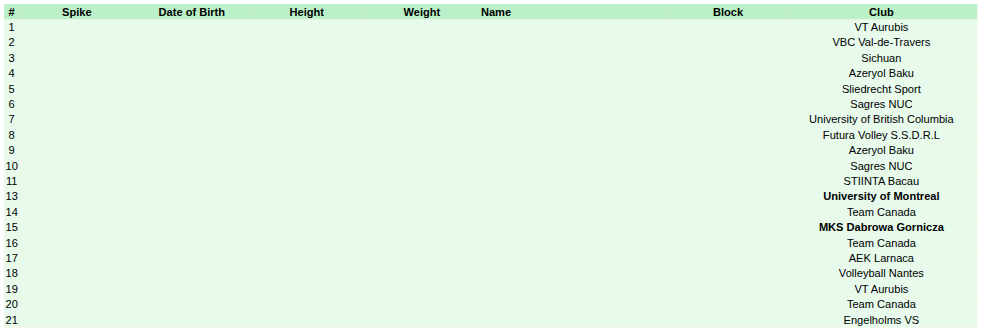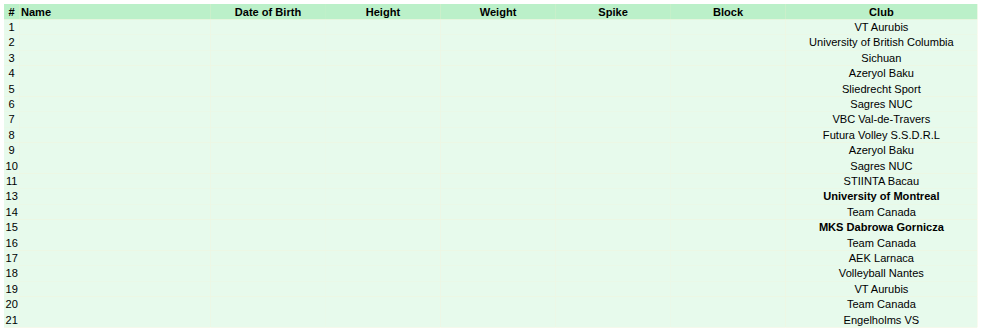columns swapped: (496, 12) <-> (77, 12)
(881, 42) VBC Val-de-Travers -> (881, 42) University of British Columbia
(881, 120) University of British Columbia -> (881, 120) VBC Val-de-Travers
